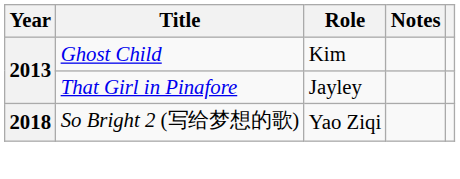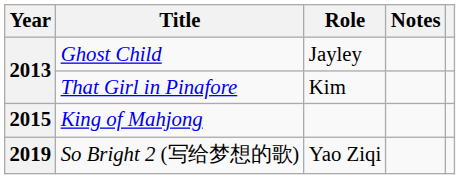(327, 53) Kim -> (335, 53) Jayley
(335, 86) Jayley -> (327, 86) Kim
+ row: (132, 119)
(30, 121) 2018 -> (30, 154) 2019
